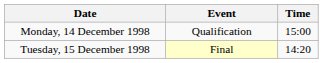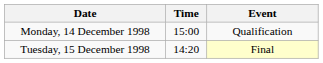columns swapped: (298, 13) <-> (222, 13)
